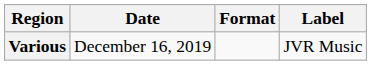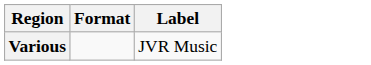- column: (143, 18)
